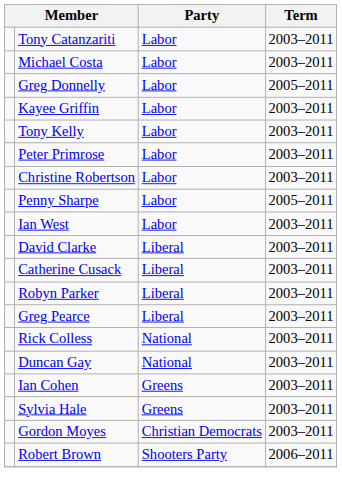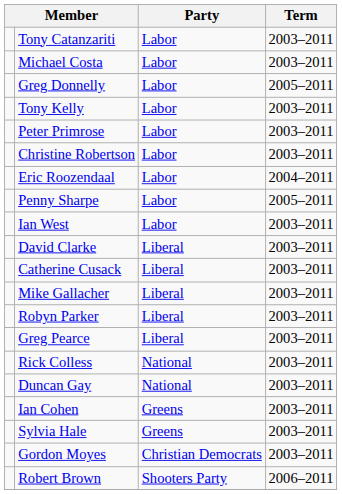- row: (59, 108)
+ row: (66, 177)
+ row: (64, 293)
